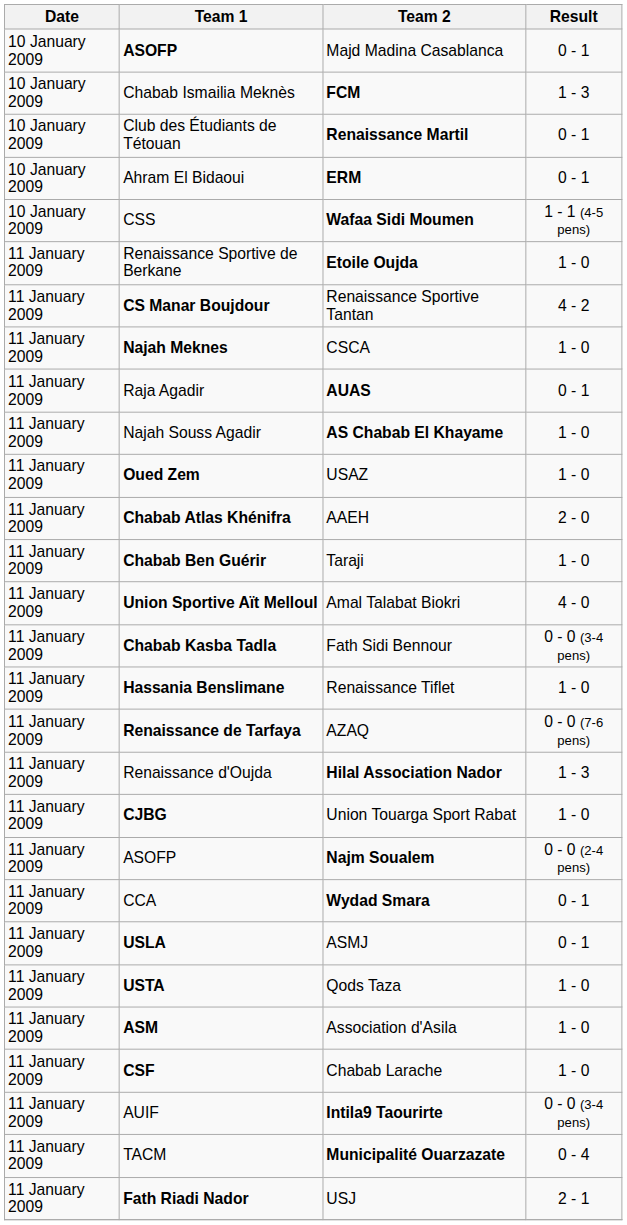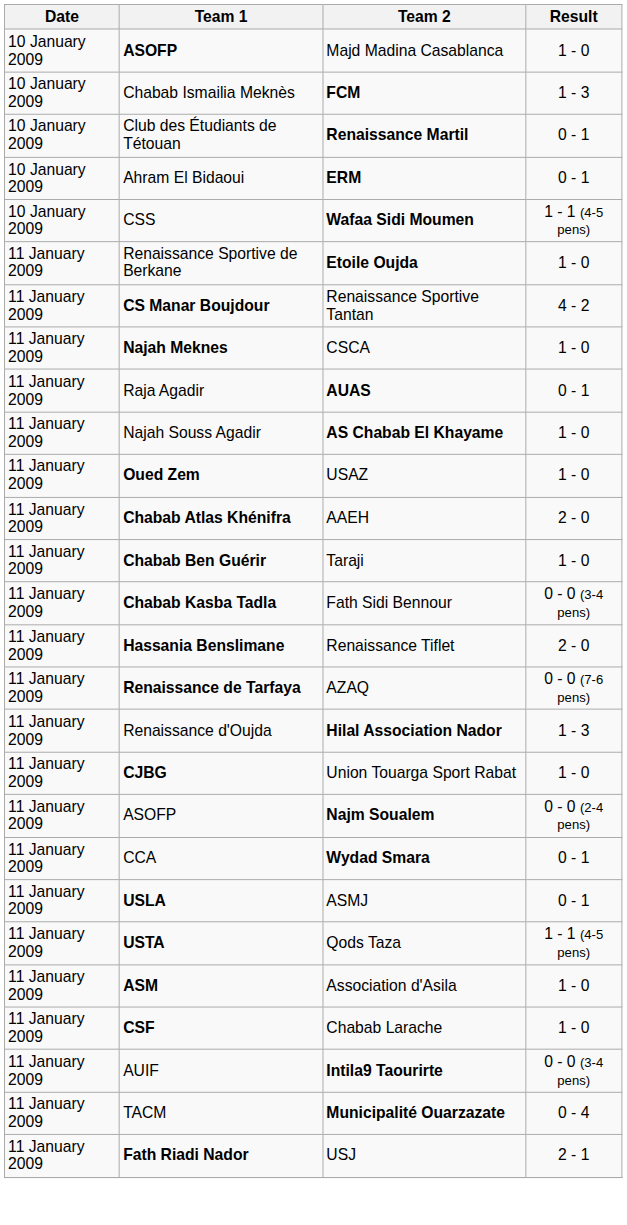(574, 50) 0 - 1 -> (574, 50) 1 - 0
- row: (393, 603)
(574, 688) 1 - 0 -> (574, 645) 2 - 0
(574, 985) 1 - 0 -> (574, 943) 1 - 1 (4-5 pens)
